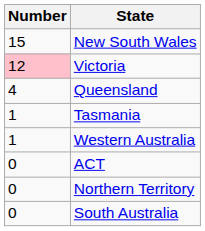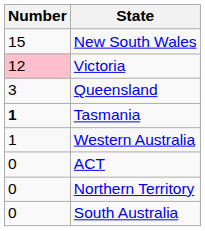(12, 90) 4 -> (12, 90) 3
(12, 115) normal -> (12, 115) bold
